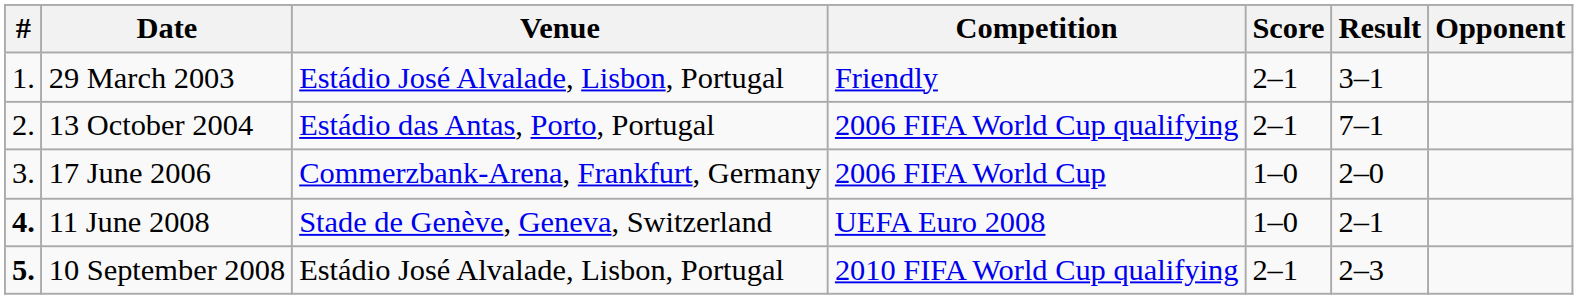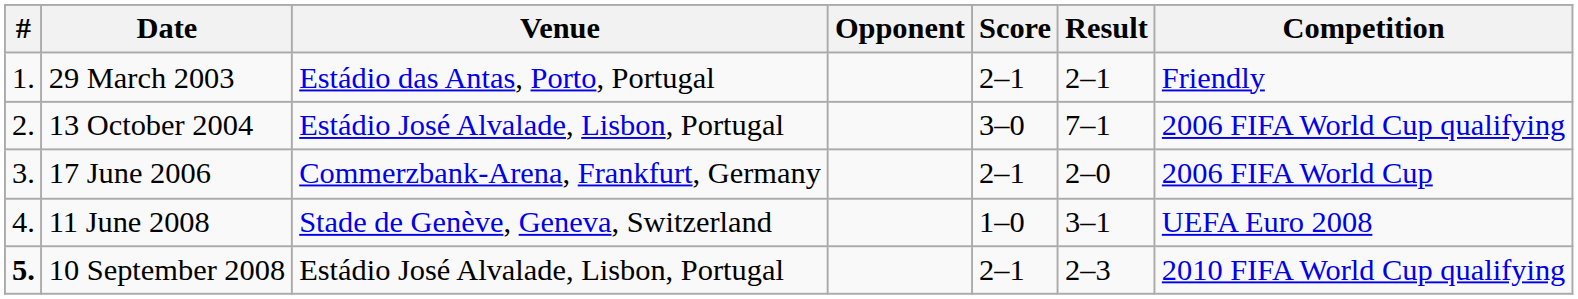columns swapped: (1500, 28) <-> (1037, 28)
(542, 76) Estádio José Alvalade, Lisbon, Portugal -> (507, 76) Estádio das Antas, Porto, Portugal
(1361, 76) 3–1 -> (1088, 76) 2–1
(507, 125) Estádio das Antas, Porto, Portugal -> (542, 125) Estádio José Alvalade, Lisbon, Portugal
(1275, 125) 2–1 -> (1002, 125) 3–0
(1275, 173) 1–0 -> (1002, 173) 2–1
(23, 221) bold -> (23, 221) normal
(1361, 221) 2–1 -> (1088, 221) 3–1
